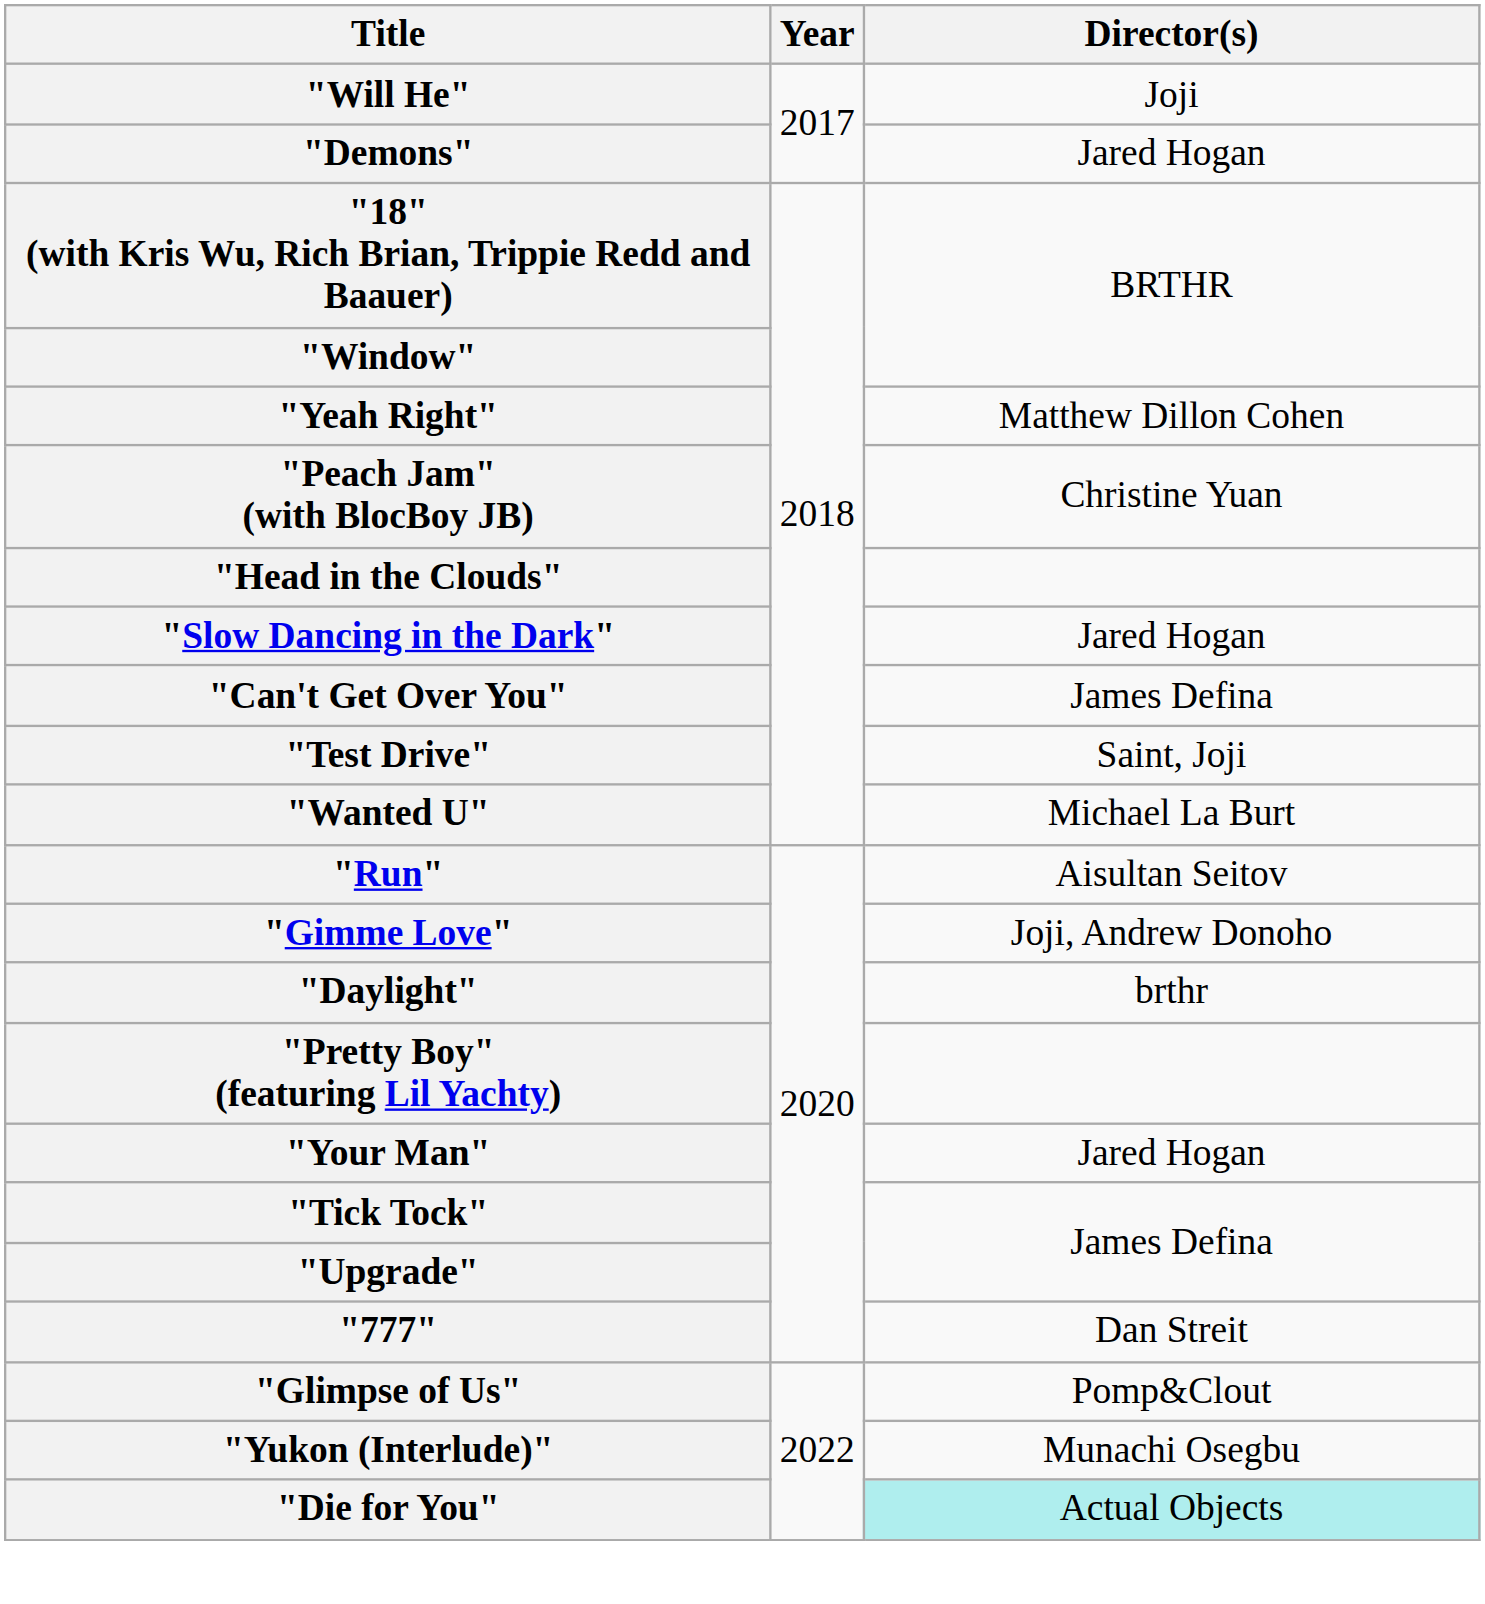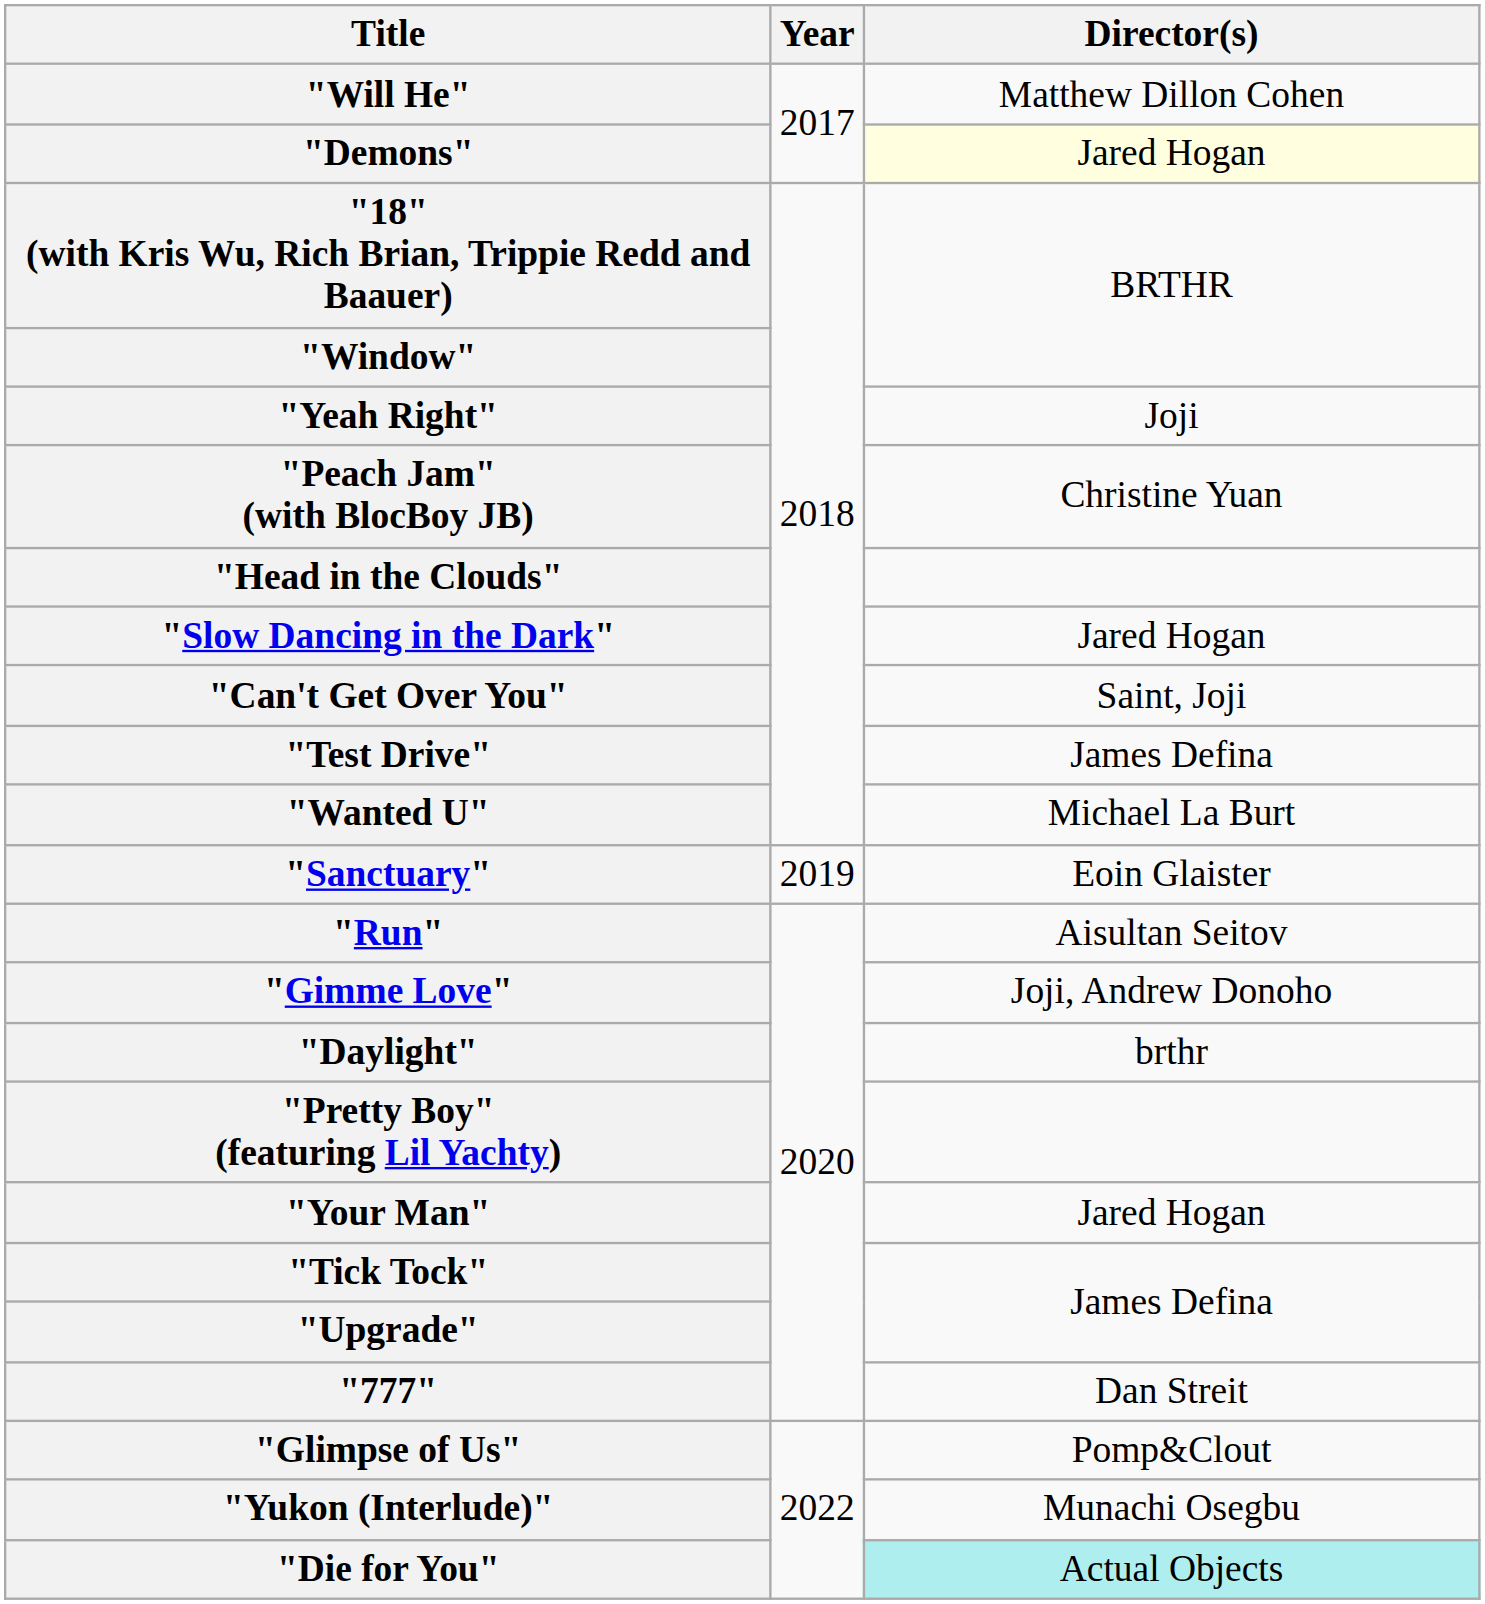(1172, 93) Joji -> (1171, 93) Matthew Dillon Cohen
(1171, 152) no background -> (1171, 152) lightyellow background
(1171, 415) Matthew Dillon Cohen -> (1172, 415) Joji
(1171, 694) James Defina -> (1171, 694) Saint, Joji
(1171, 754) Saint, Joji -> (1171, 754) James Defina
+ row: (388, 873)
